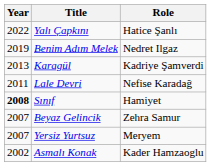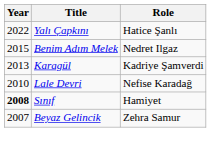(18, 48) 2019 -> (18, 48) 2015
(18, 83) 2011 -> (18, 83) 2010
- row: (64, 135)
- row: (65, 153)
